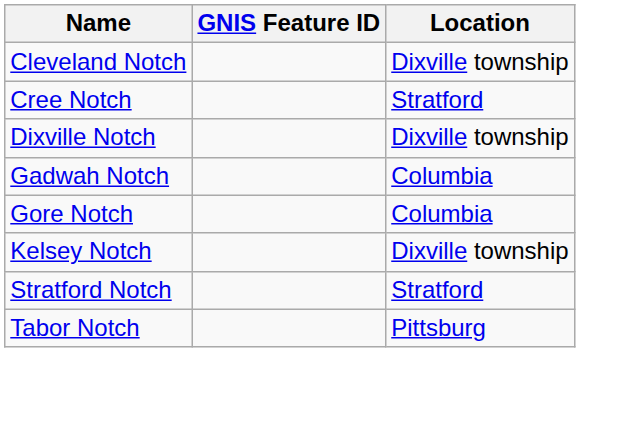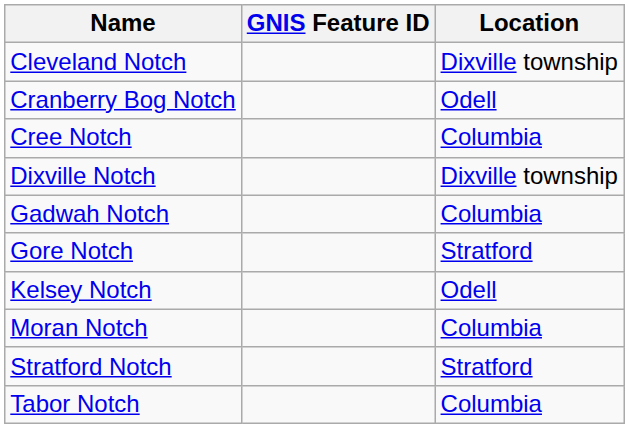+ row: (123, 99)
(437, 99) Stratford -> (491, 137) Columbia
(442, 213) Columbia -> (487, 251) Stratford
(480, 251) Dixville township -> (469, 289) Odell
+ row: (79, 328)
(439, 328) Pittsburg -> (491, 404) Columbia
